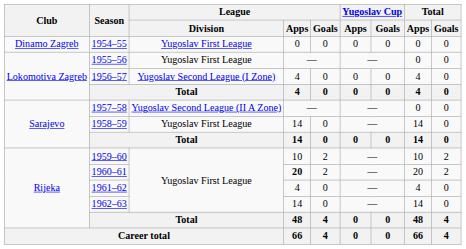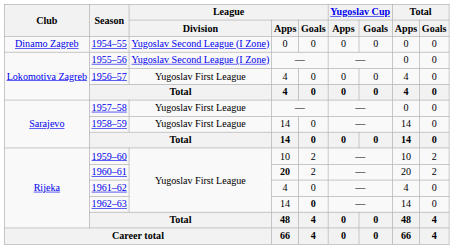(206, 44) Yugoslav First League -> (200, 44) Yugoslav Second League (I Zone)
(206, 60) Yugoslav First League -> (200, 60) Yugoslav Second League (I Zone)
(206, 76) Yugoslav Second League (I Zone) -> (200, 76) Yugoslav First League
(206, 108) Yugoslav Second League (II A Zone) -> (200, 108) Yugoslav First League
(325, 204) normal -> (313, 204) bold
